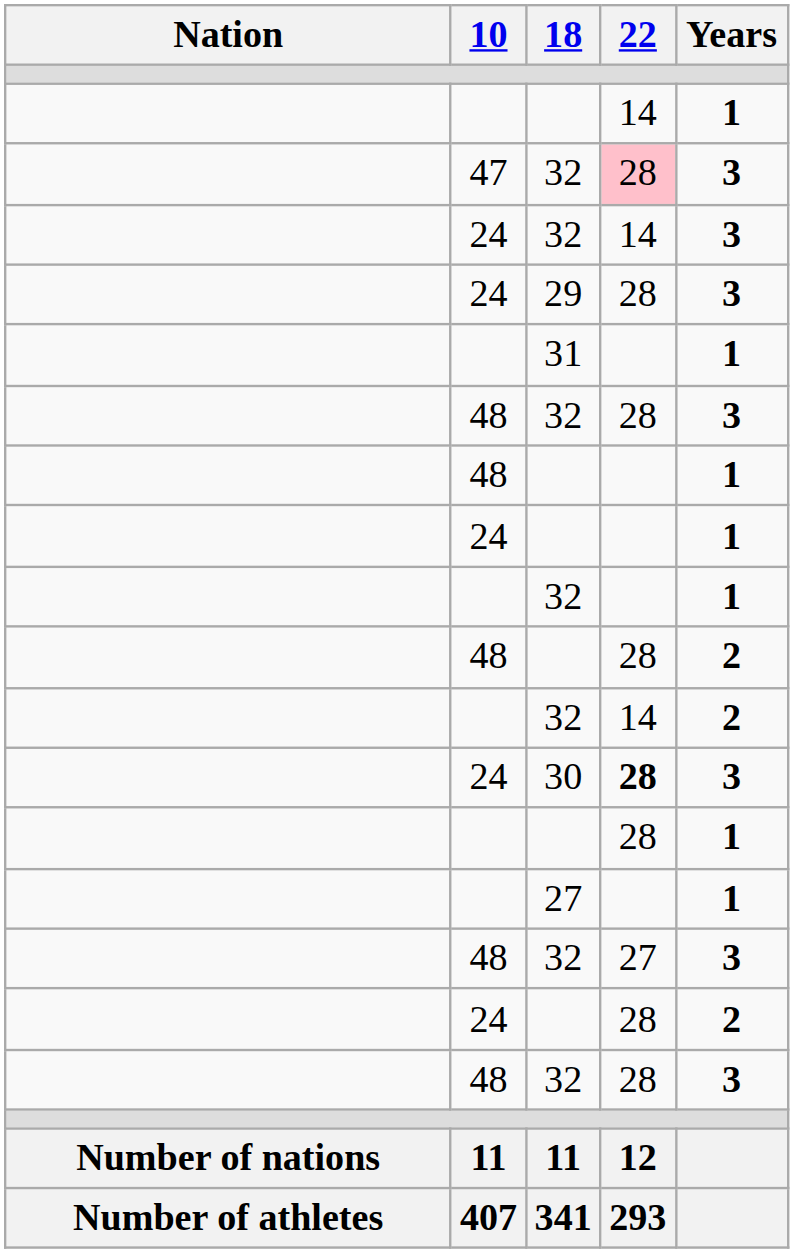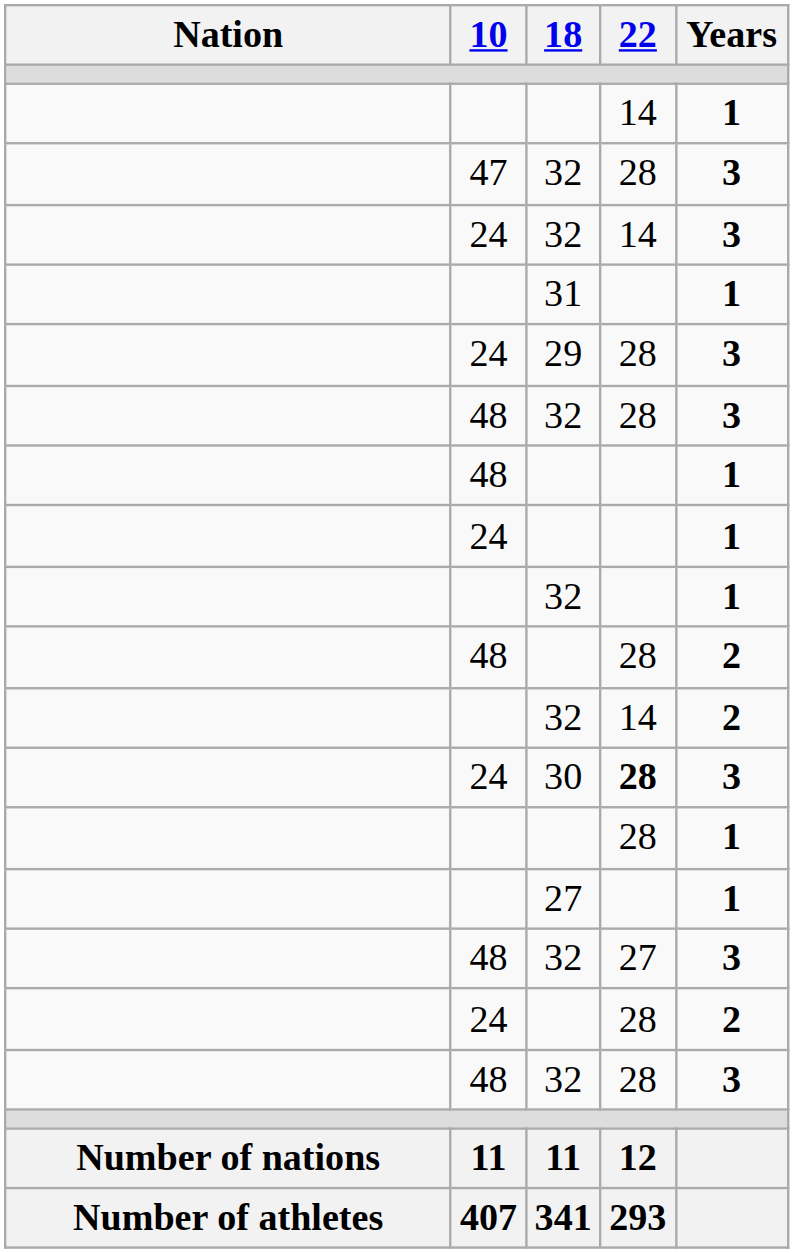(638, 173) pink background -> (638, 173) no background
rows swapped: (488, 293) <-> (488, 355)
